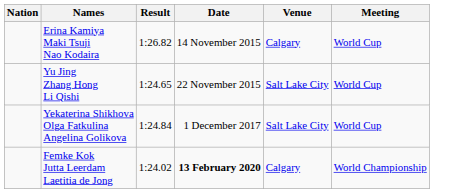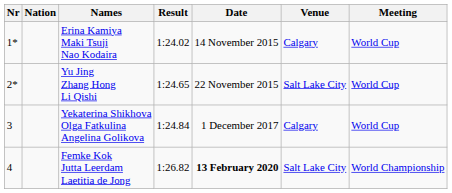+ column: (13, 13)
(155, 42) 1:26.82 -> (173, 42) 1:24.02
(297, 126) Salt Lake City -> (301, 126) Calgary
(155, 167) 1:24.02 -> (173, 167) 1:26.82
(283, 167) Calgary -> (315, 167) Salt Lake City
